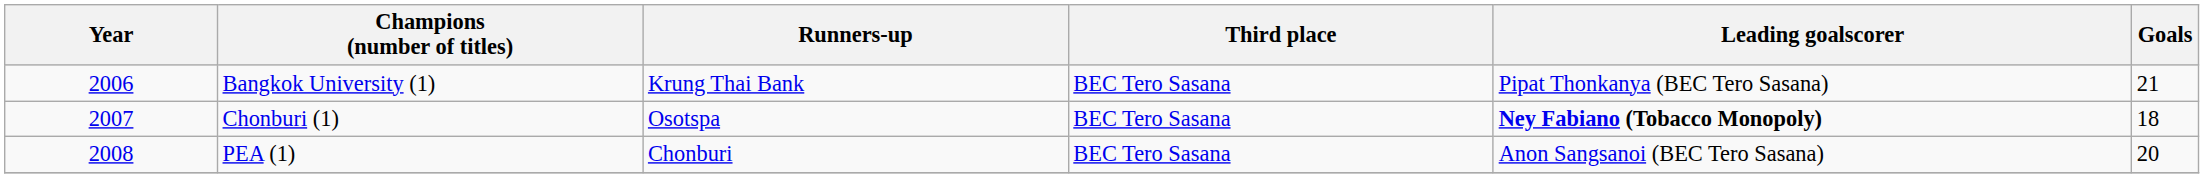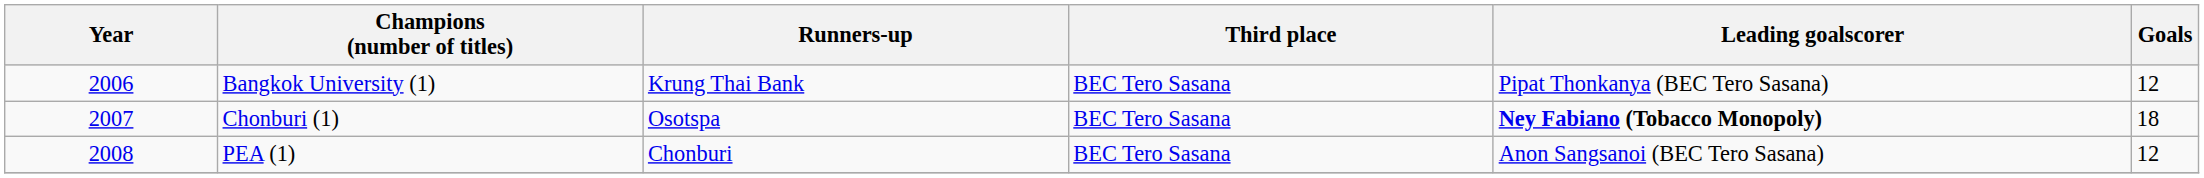(2148, 82) 21 -> (2148, 82) 12
(2148, 154) 20 -> (2148, 154) 12
